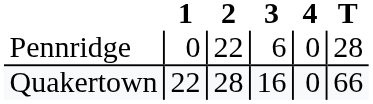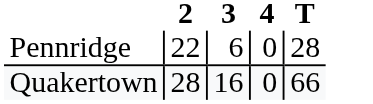- column: (186, 13)
